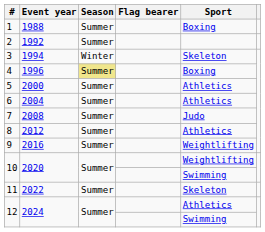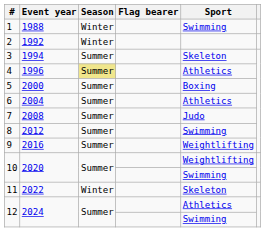(97, 27) Summer -> (97, 27) Winter
(199, 27) Boxing -> (205, 27) Swimming
(97, 41) Summer -> (97, 41) Winter
(97, 56) Winter -> (97, 56) Summer
(199, 71) Boxing -> (207, 71) Athletics
(207, 86) Athletics -> (199, 86) Boxing
(207, 130) Athletics -> (205, 130) Swimming
(97, 190) Summer -> (97, 190) Winter
